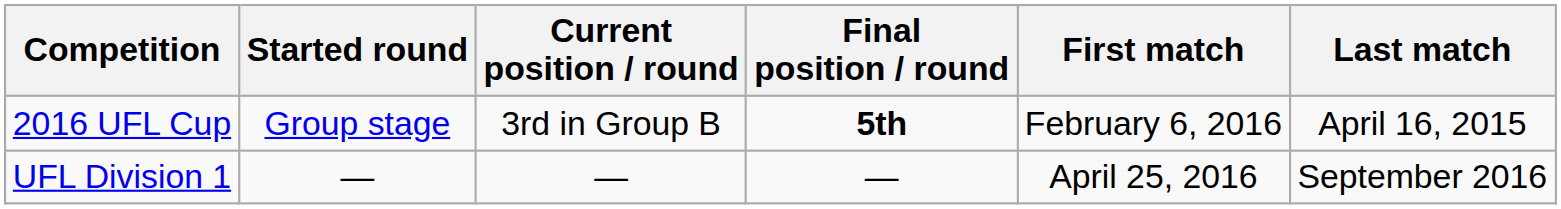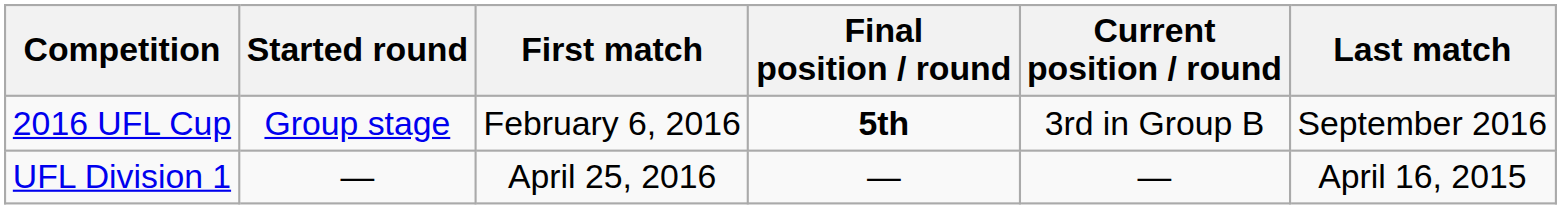columns swapped: (611, 50) <-> (1153, 50)
(1422, 122) April 16, 2015 -> (1422, 122) September 2016
(1422, 176) September 2016 -> (1422, 176) April 16, 2015
